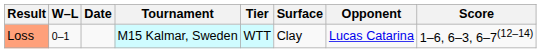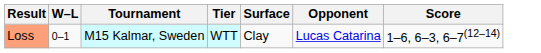- column: (98, 14)
